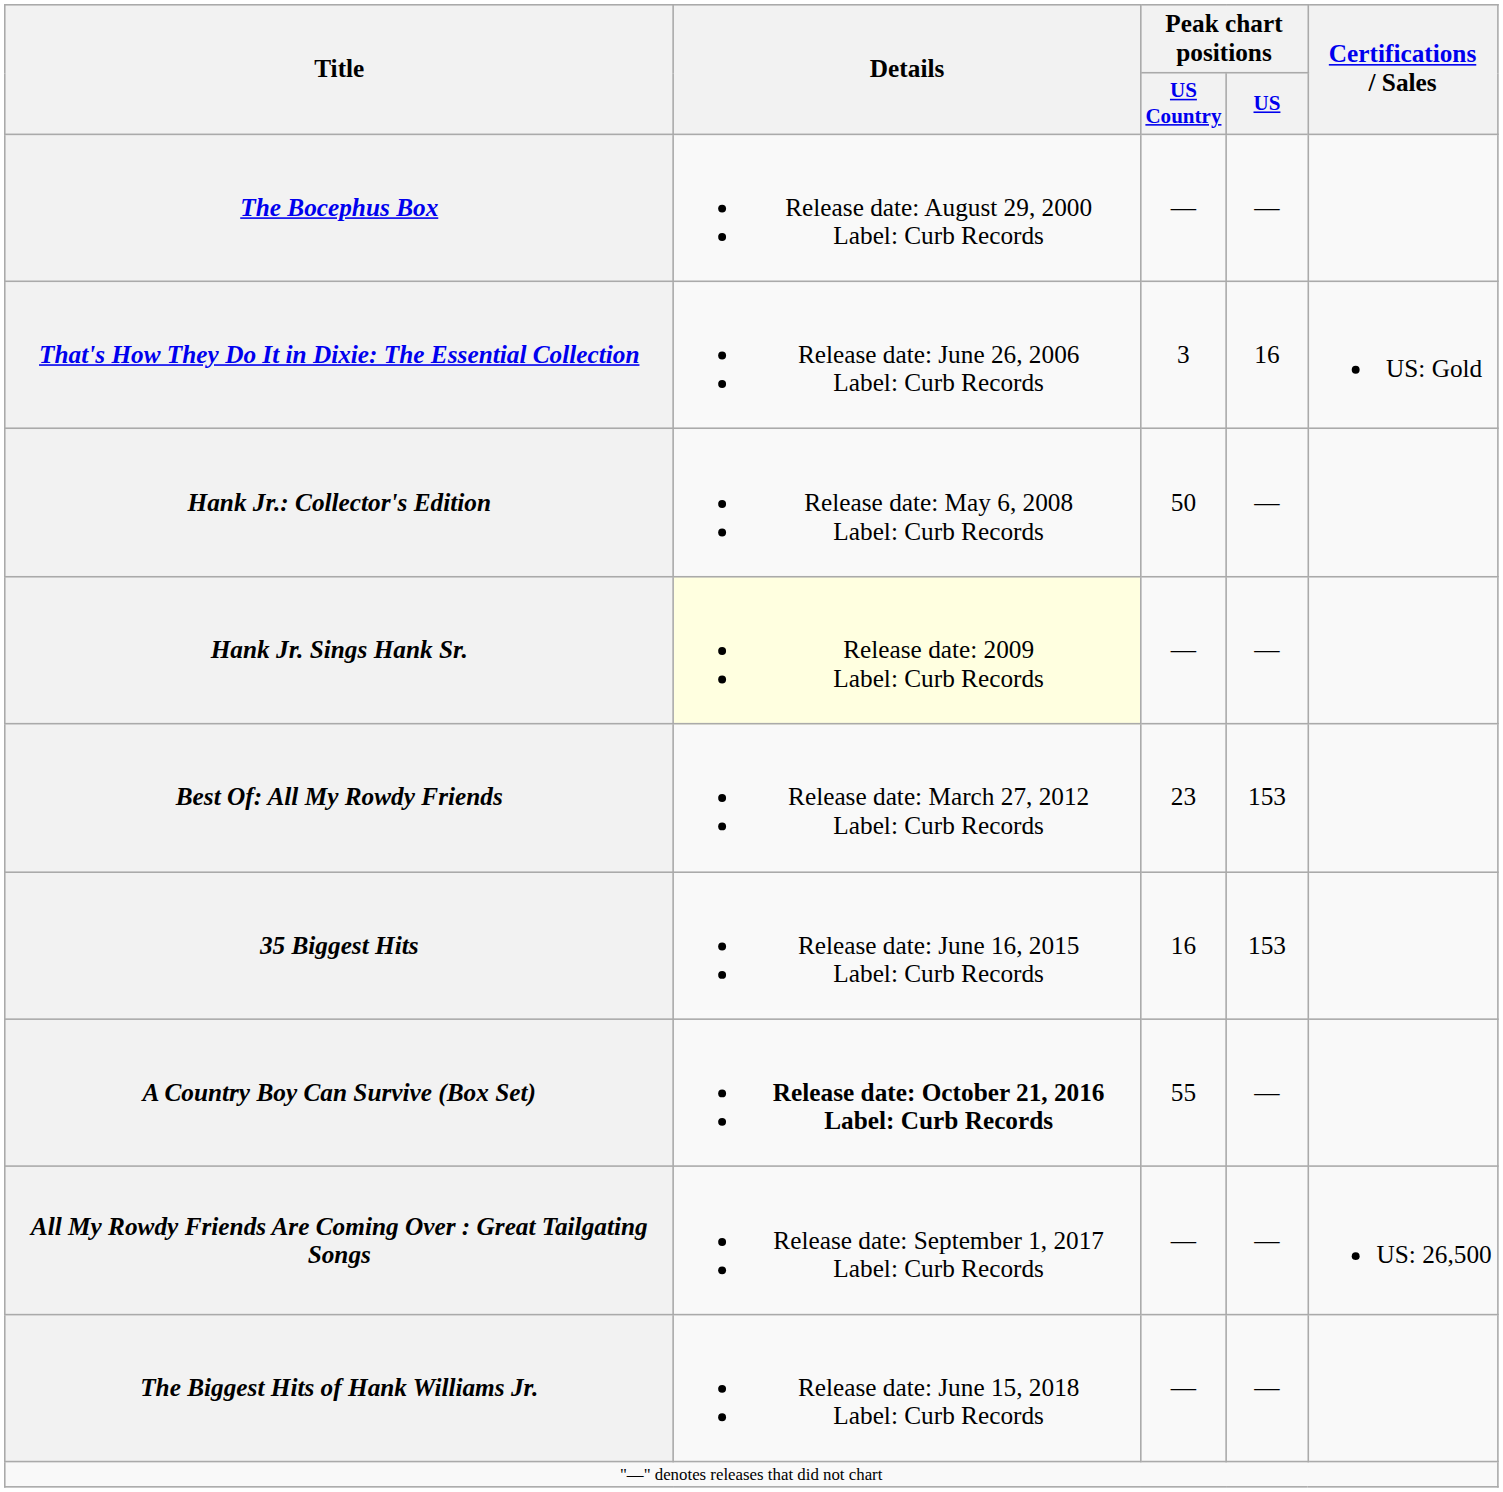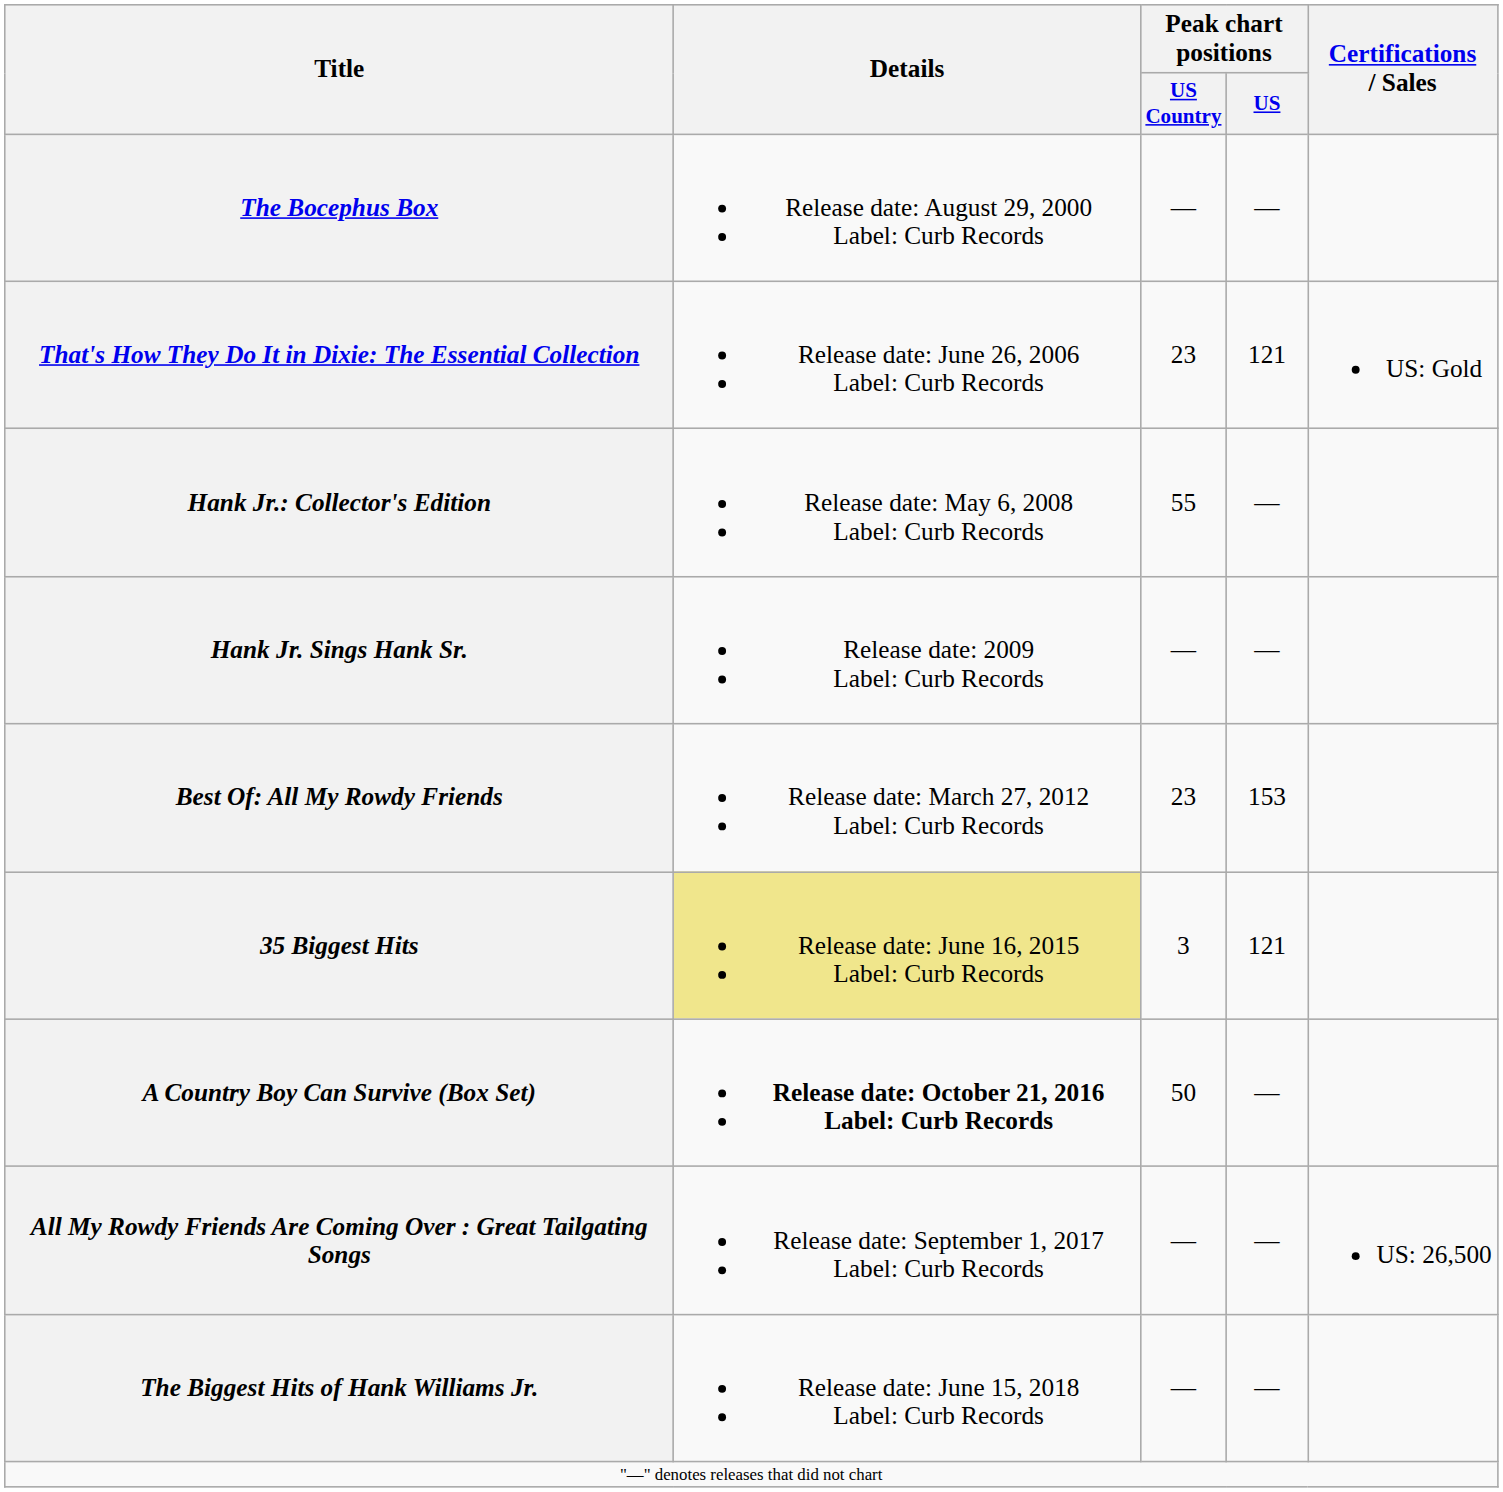(1183, 354) 3 -> (1183, 354) 23
(1267, 354) 16 -> (1267, 354) 121
(1183, 502) 50 -> (1183, 502) 55
(907, 664) lightyellow background -> (907, 664) no background
(907, 960) no background -> (907, 960) khaki background
(1183, 944) 16 -> (1183, 944) 3
(1267, 944) 153 -> (1267, 944) 121
(1183, 1092) 55 -> (1183, 1092) 50
